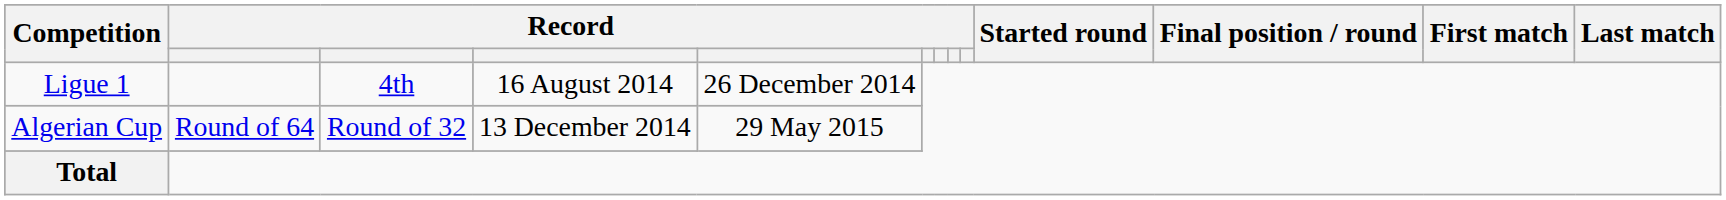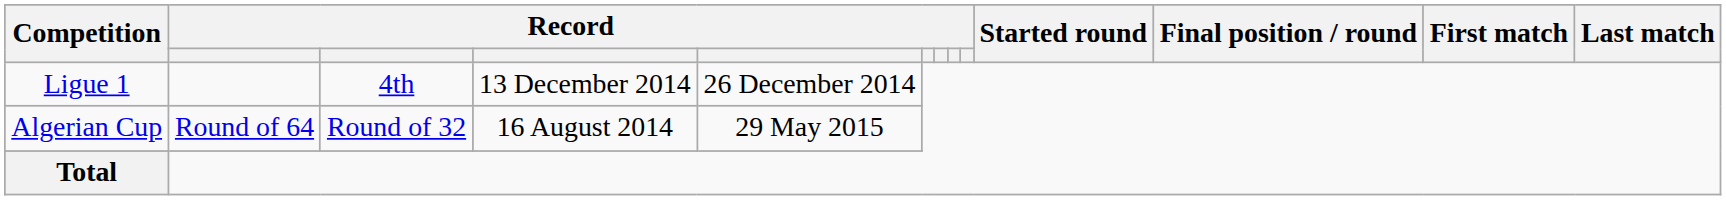(585, 83) 16 August 2014 -> (585, 83) 13 December 2014
(585, 127) 13 December 2014 -> (585, 127) 16 August 2014
